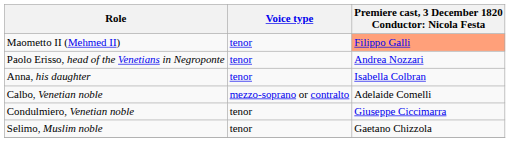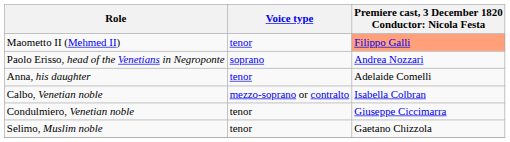(241, 59) tenor -> (247, 59) soprano
(390, 77) Isabella Colbran -> (393, 77) Adelaide Comelli
(393, 94) Adelaide Comelli -> (390, 94) Isabella Colbran
